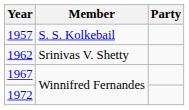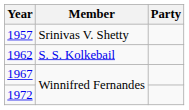(77, 34) S. S. Kolkebail -> (84, 34) Srinivas V. Shetty
(84, 54) Srinivas V. Shetty -> (77, 54) S. S. Kolkebail
